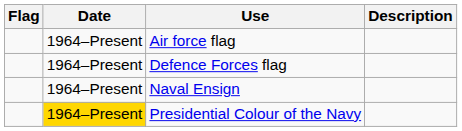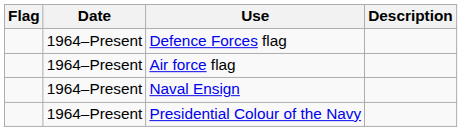rows swapped: (218, 65) <-> (193, 41)
(95, 114) gold background -> (95, 114) no background
